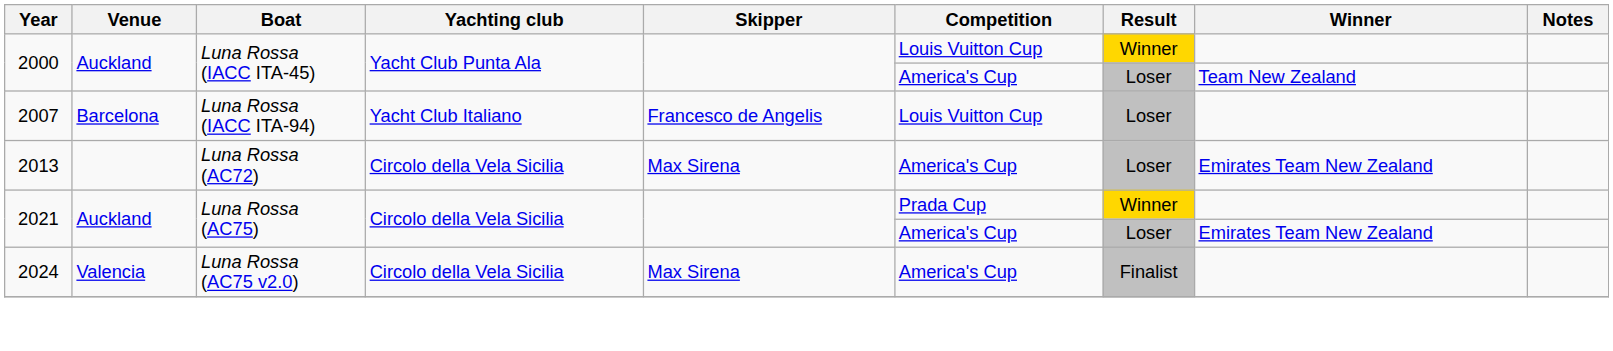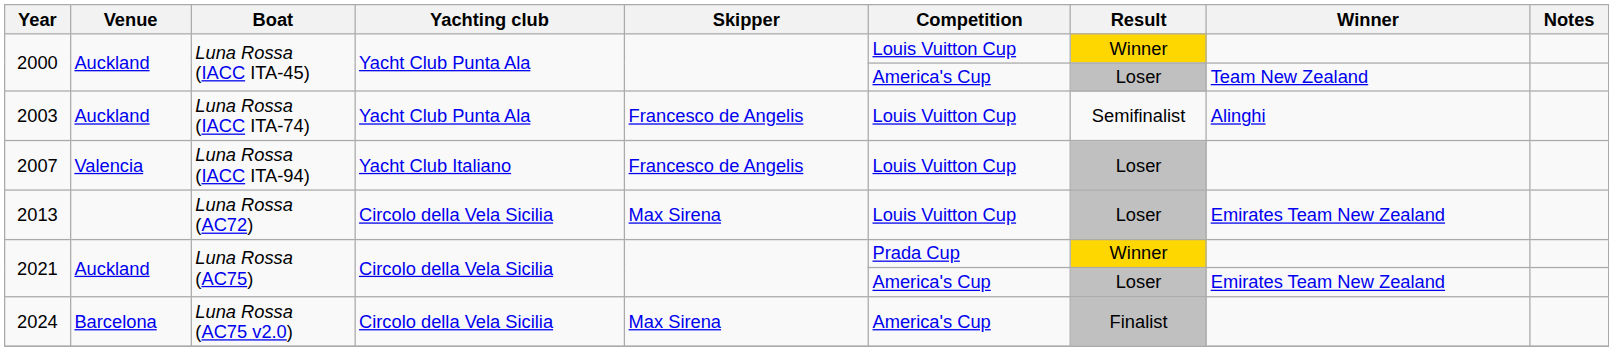+ row: (37, 116)
(118, 116) Barcelona -> (109, 166) Valencia
(958, 166) America's Cup -> (944, 215) Louis Vuitton Cup
(111, 273) Valencia -> (116, 322) Barcelona
